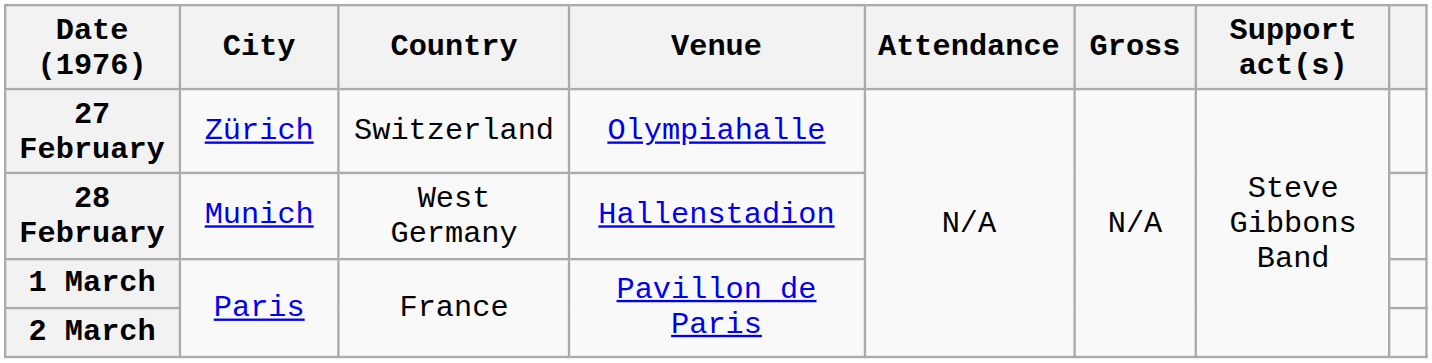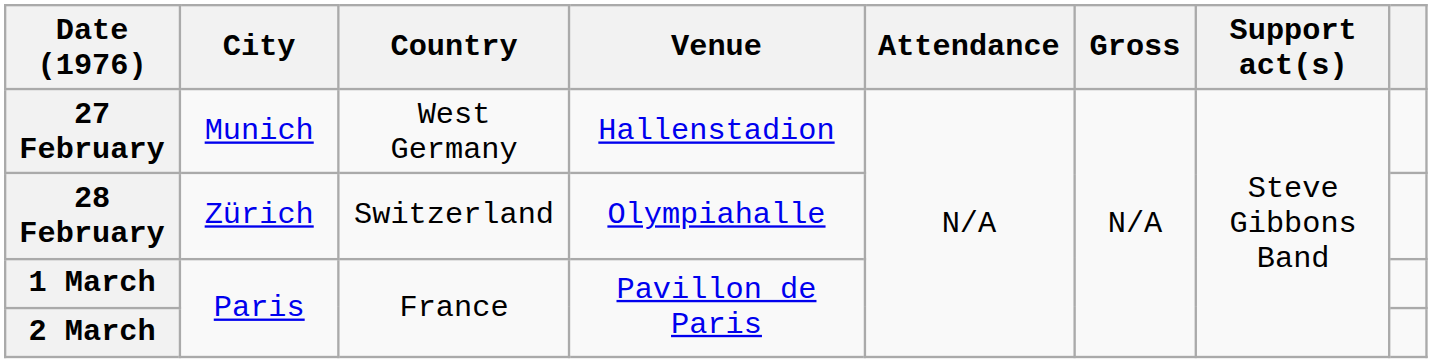(259, 132) Zürich -> (259, 132) Munich
(454, 132) Switzerland -> (454, 132) West Germany
(716, 132) Olympiahalle -> (716, 132) Hallenstadion
(259, 216) Munich -> (259, 216) Zürich
(454, 216) West Germany -> (454, 216) Switzerland
(716, 216) Hallenstadion -> (716, 216) Olympiahalle
